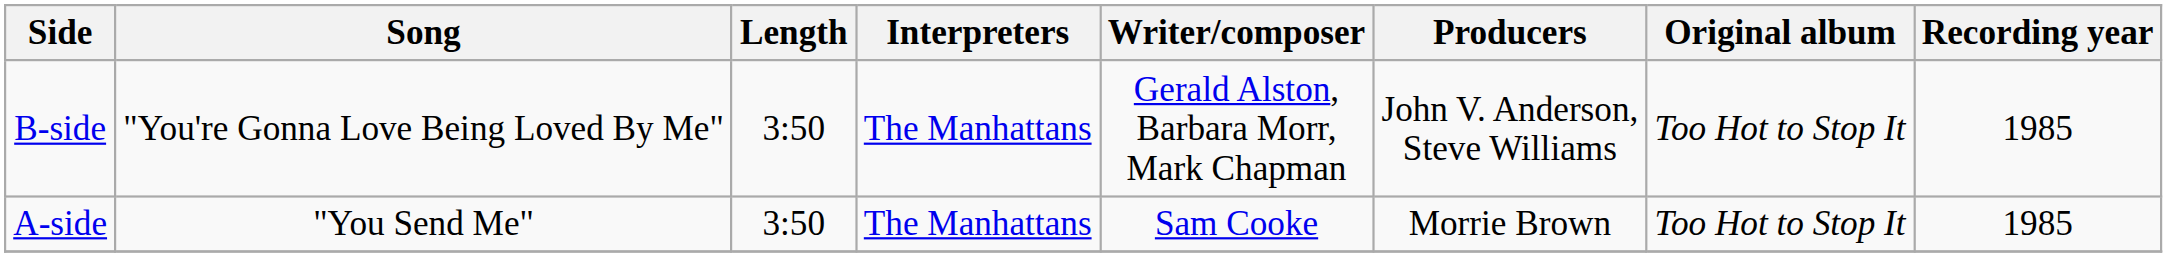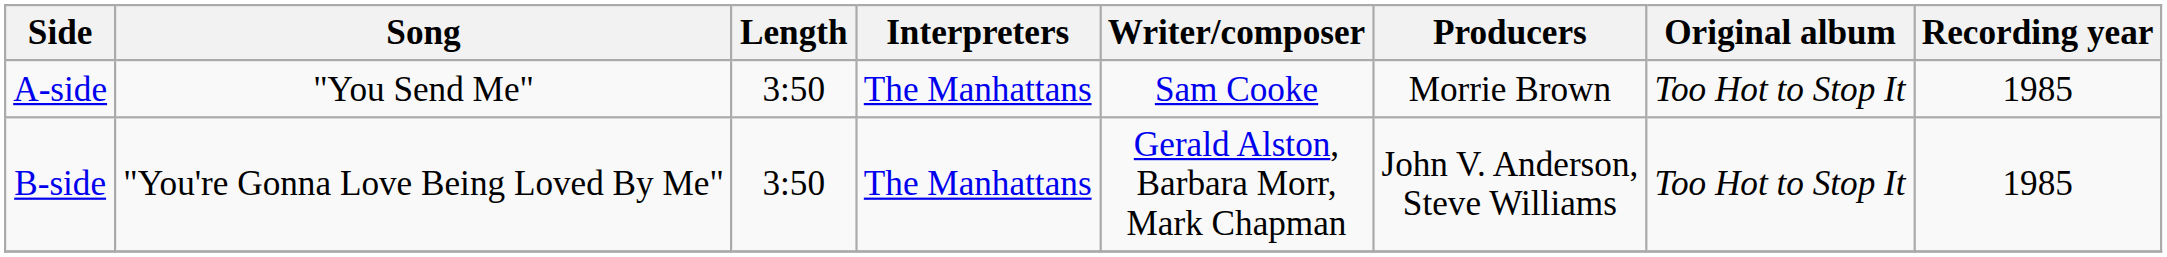rows swapped: (60, 223) <-> (60, 127)
